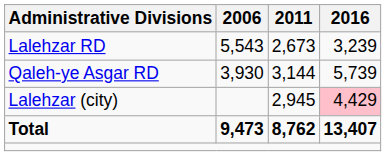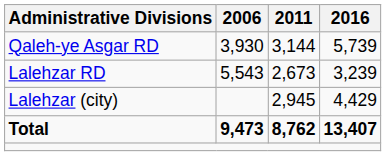rows swapped: (57, 45) <-> (84, 73)
(355, 101) pink background -> (355, 101) no background
